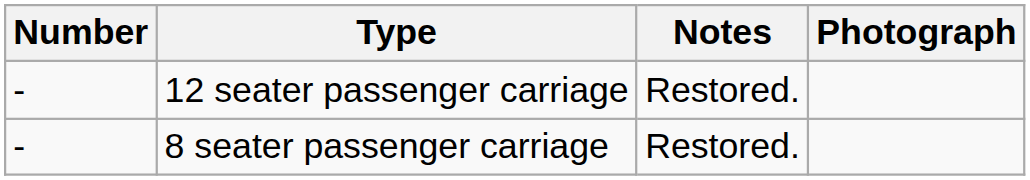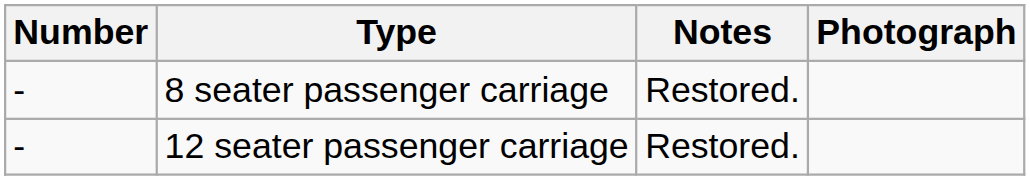rows swapped: (387, 145) <-> (397, 89)
